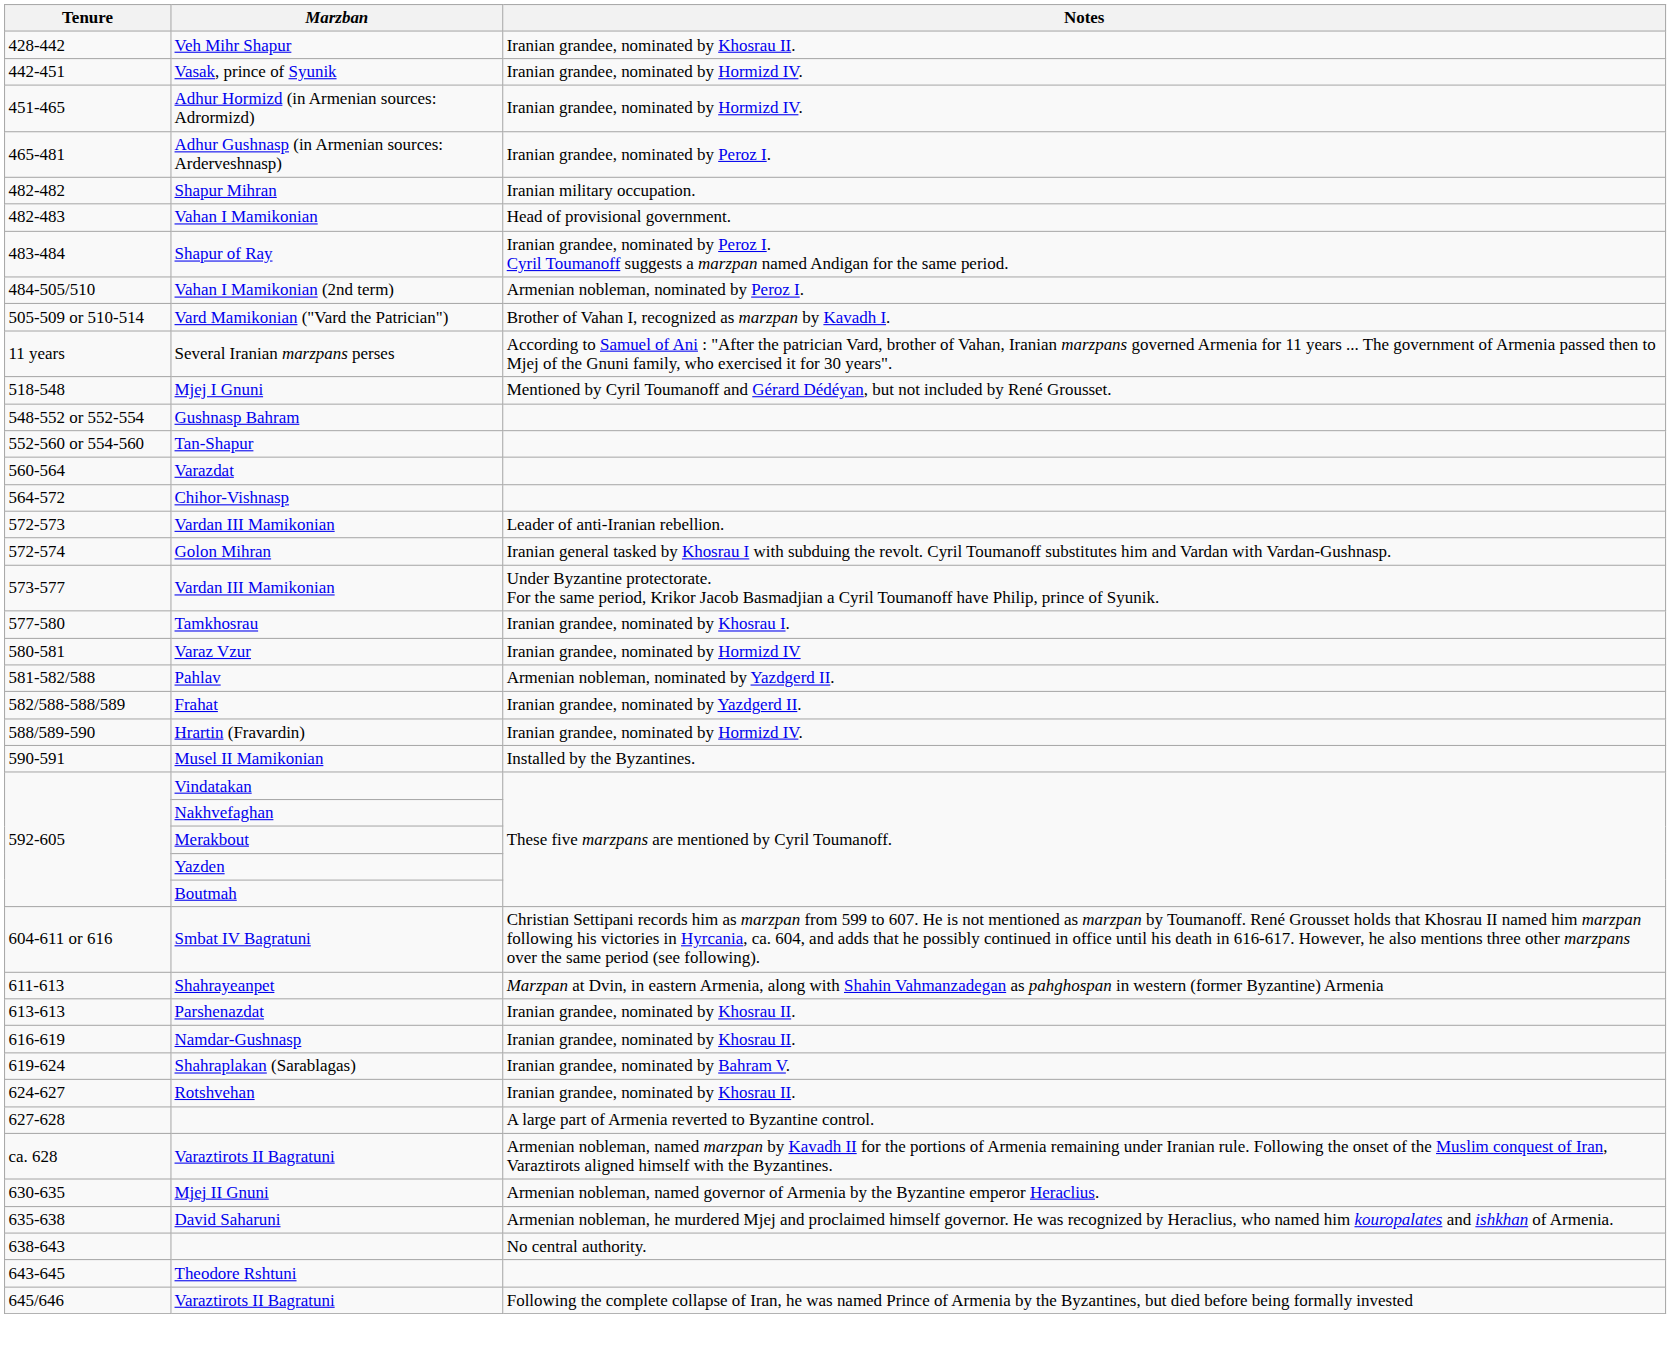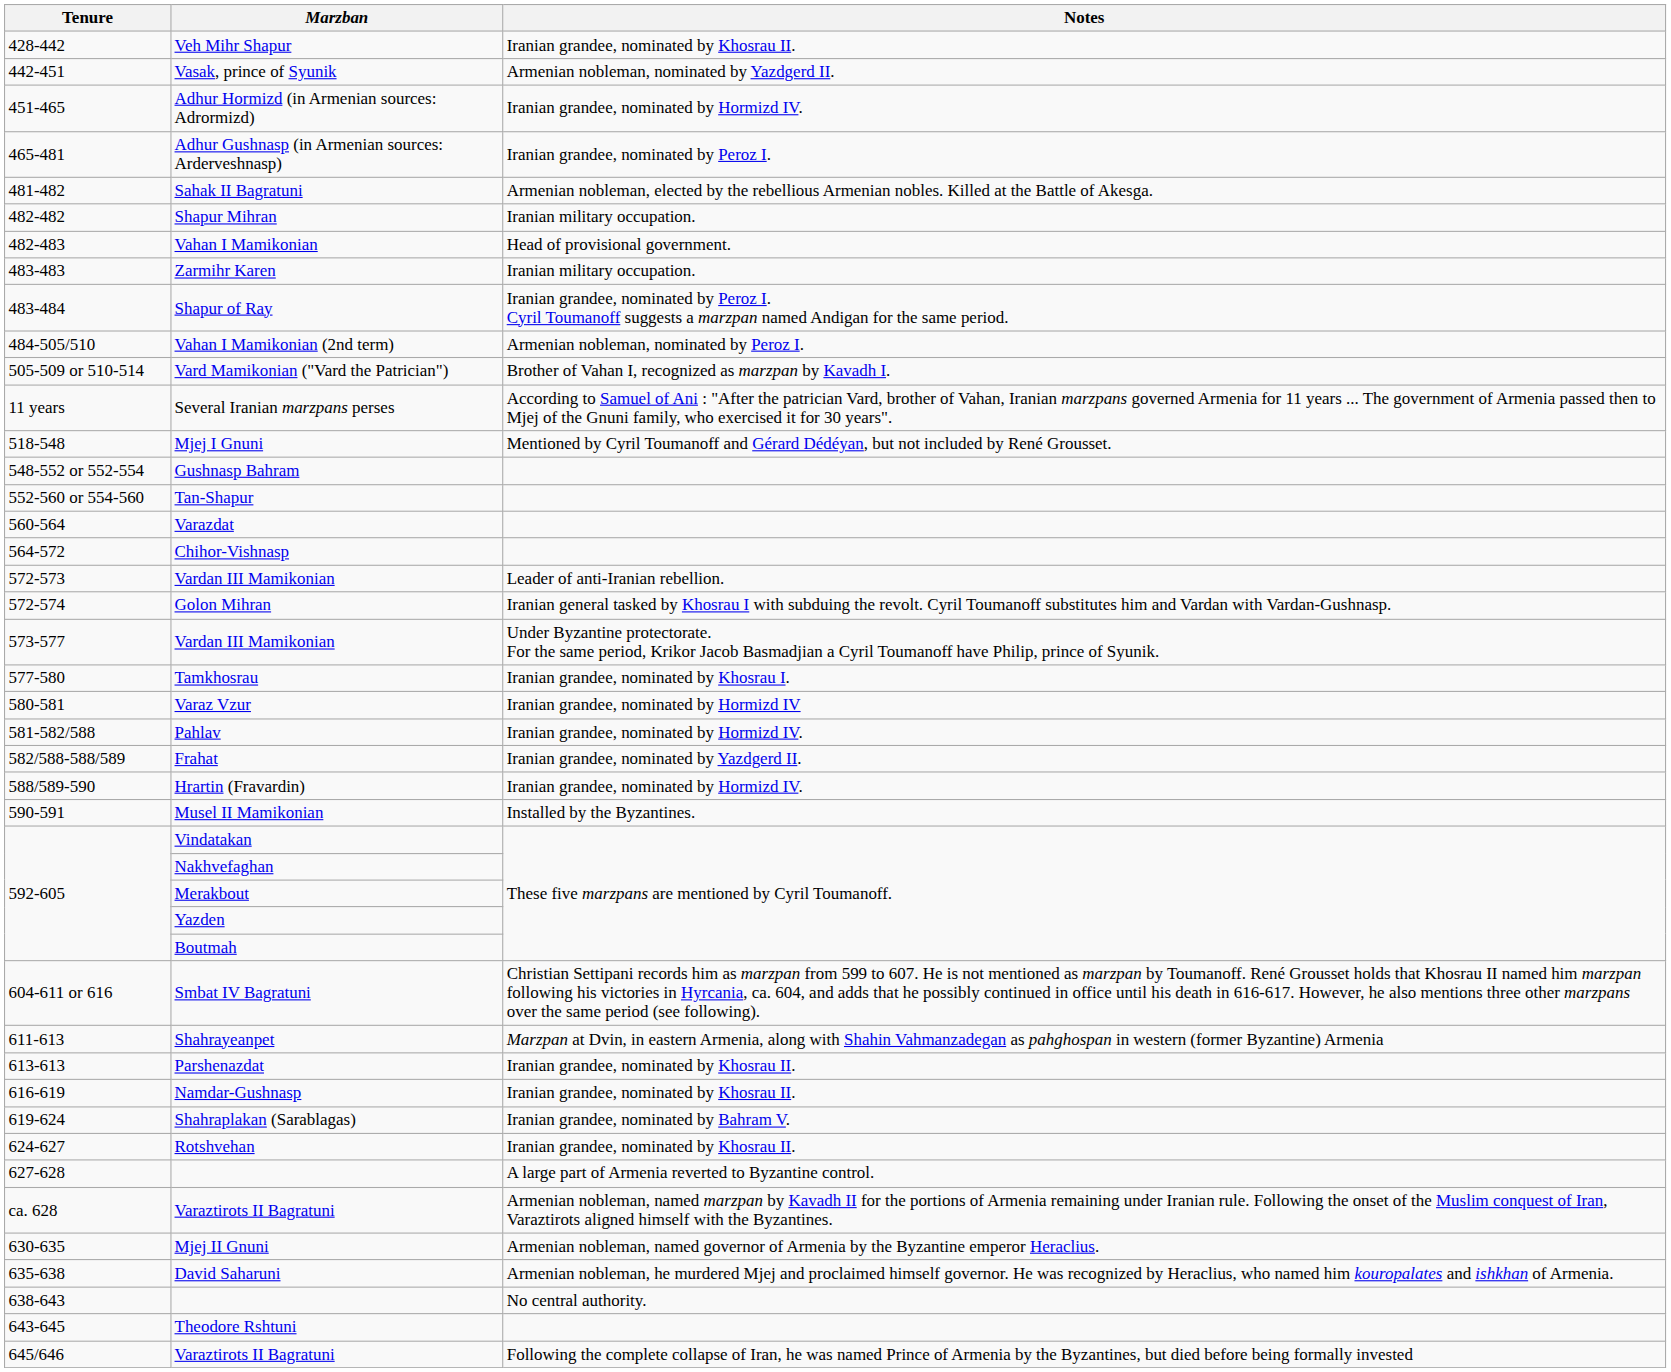(655, 71) Iranian grandee, nominated by Hormizd IV. -> (671, 71) Armenian nobleman, nominated by Yazdgerd II.
+ row: (37, 190)
+ row: (37, 271)
(671, 678) Armenian nobleman, nominated by Yazdgerd II. -> (655, 731) Iranian grandee, nominated by Hormizd IV.
